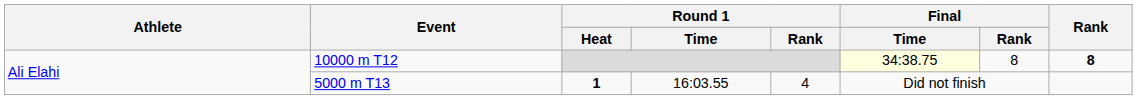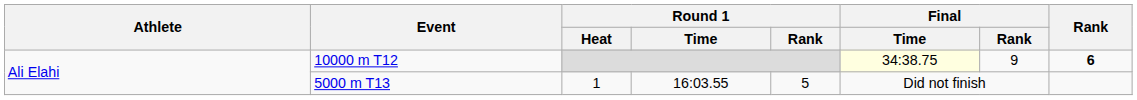(1014, 61) 8 -> (1014, 61) 9
(1091, 61) 8 -> (1091, 61) 6
(596, 84) bold -> (596, 84) normal
(805, 84) 4 -> (805, 84) 5
